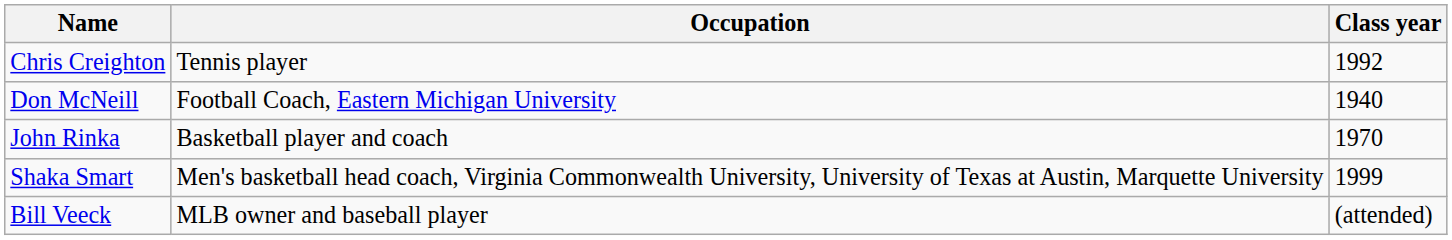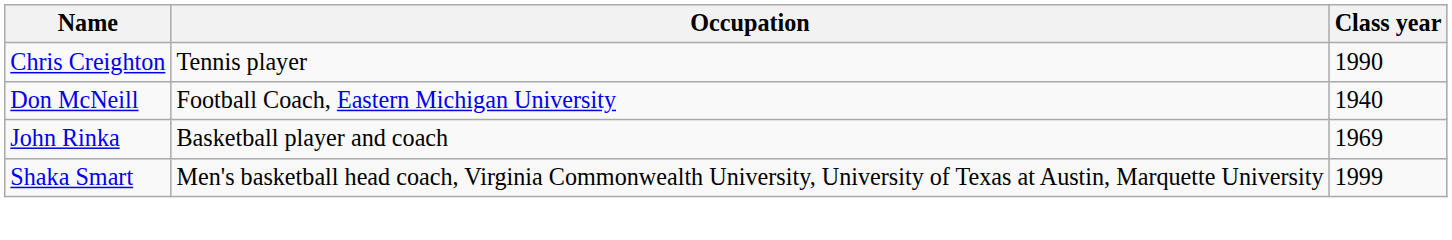(1359, 61) 1992 -> (1359, 61) 1990
(1359, 138) 1970 -> (1359, 138) 1969
- row: (61, 215)
